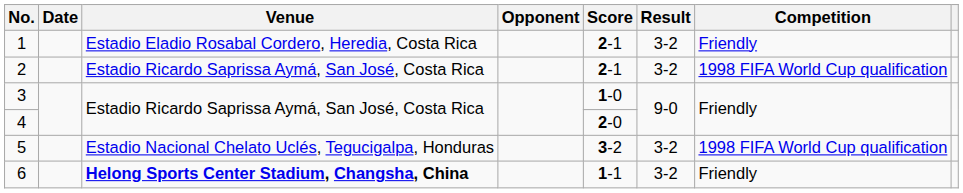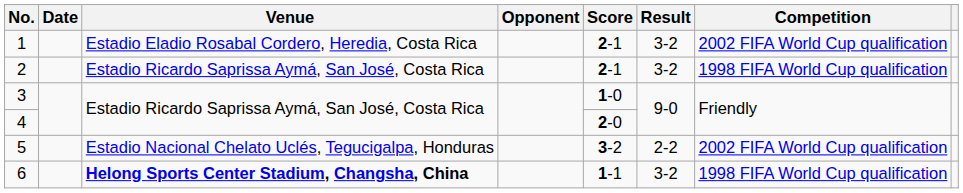(728, 43) Friendly -> (823, 43) 2002 FIFA World Cup qualification
(666, 148) 3-2 -> (666, 148) 2-2
(823, 148) 1998 FIFA World Cup qualification -> (823, 148) 2002 FIFA World Cup qualification
(728, 174) Friendly -> (823, 174) 1998 FIFA World Cup qualification
